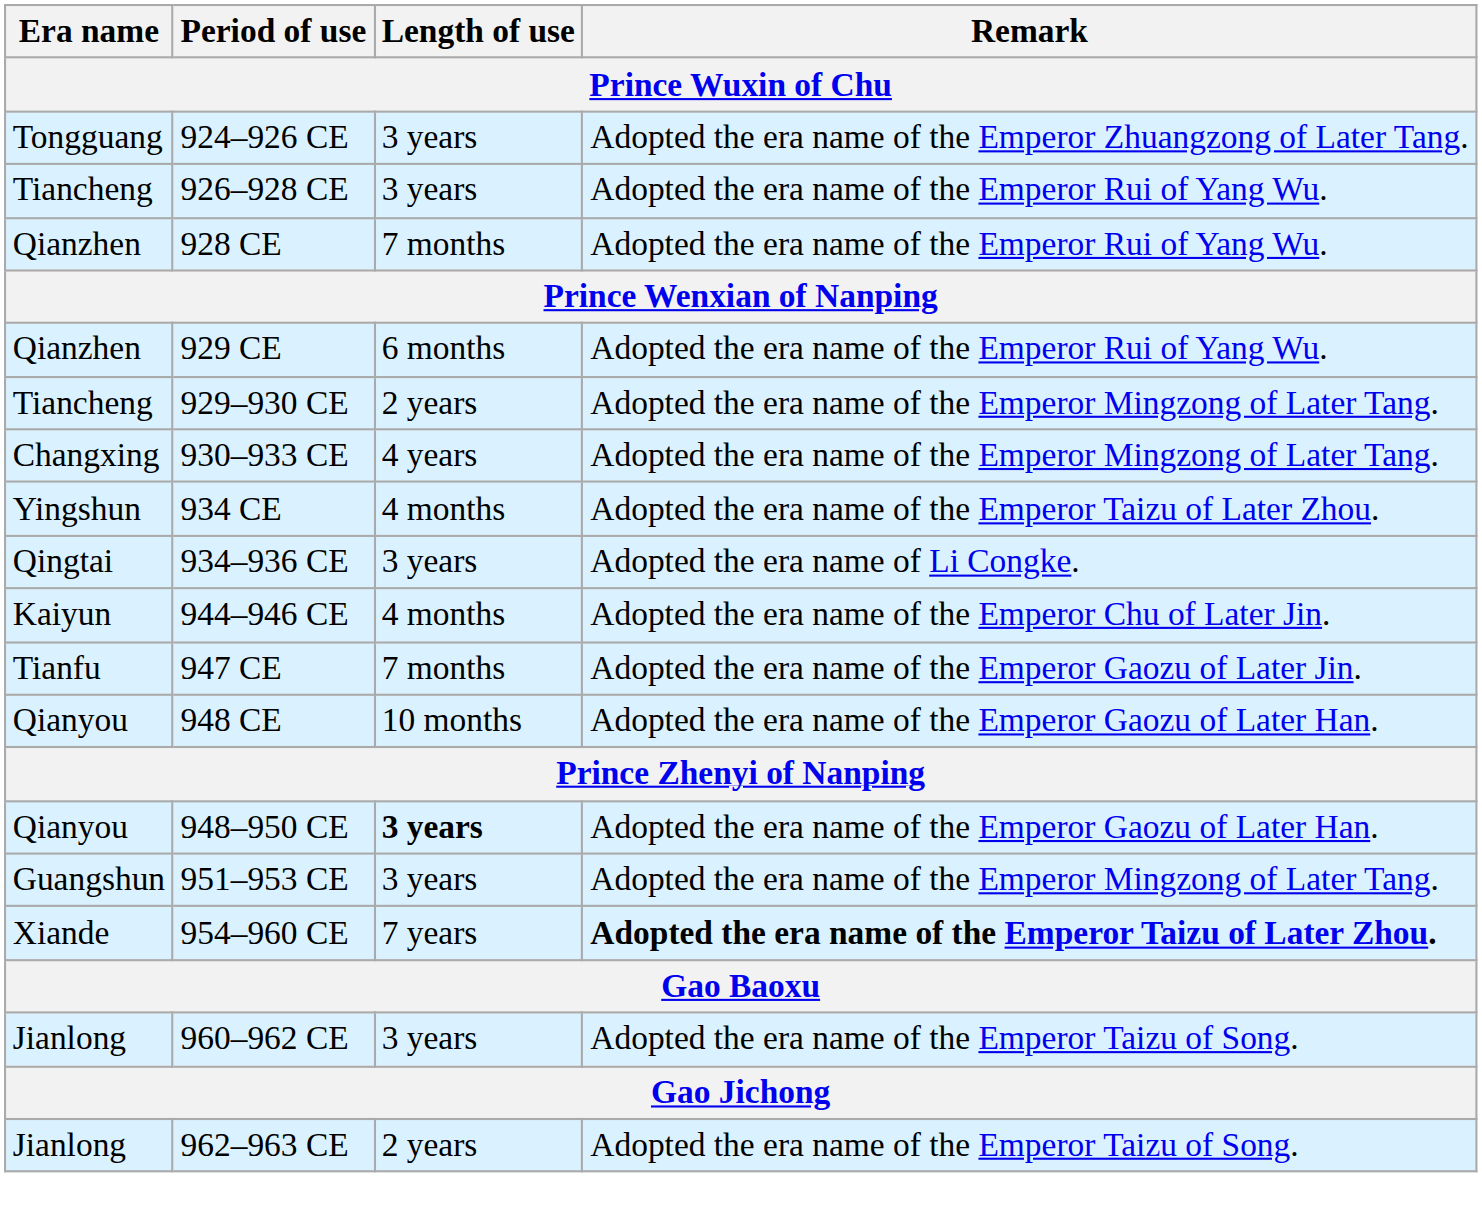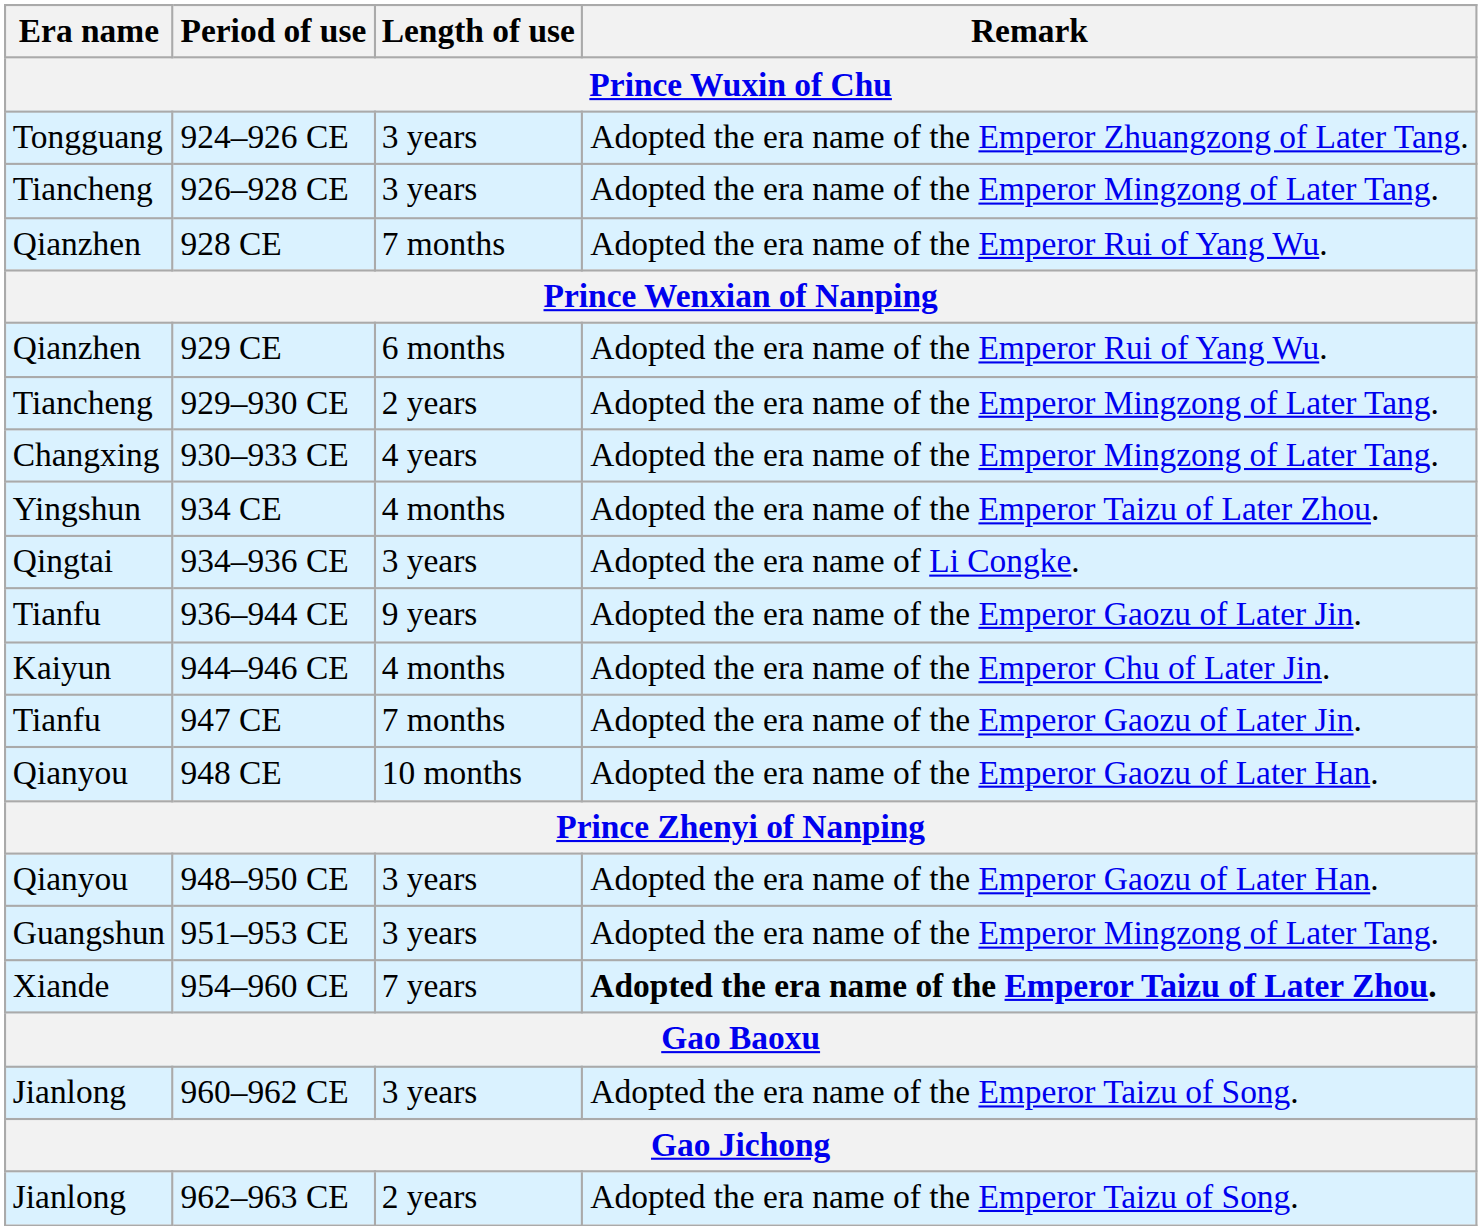(959, 190) Adopted the era name of the Emperor Rui of Yang Wu. -> (1015, 190) Adopted the era name of the Emperor Mingzong of Later Tang.
+ row: (265, 614)
(432, 826) bold -> (429, 879) normal
